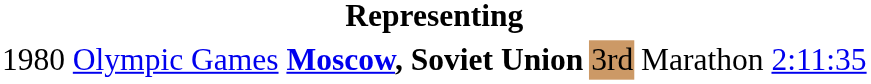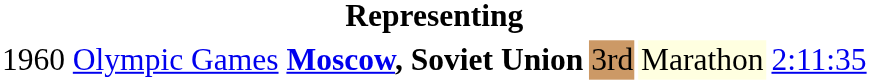(33, 59) 1980 -> (33, 59) 1960
(702, 59) no background -> (702, 59) lightyellow background
